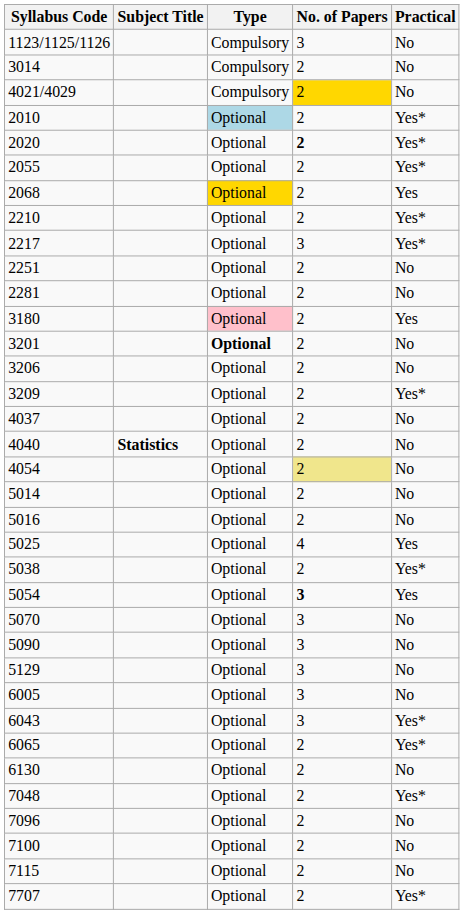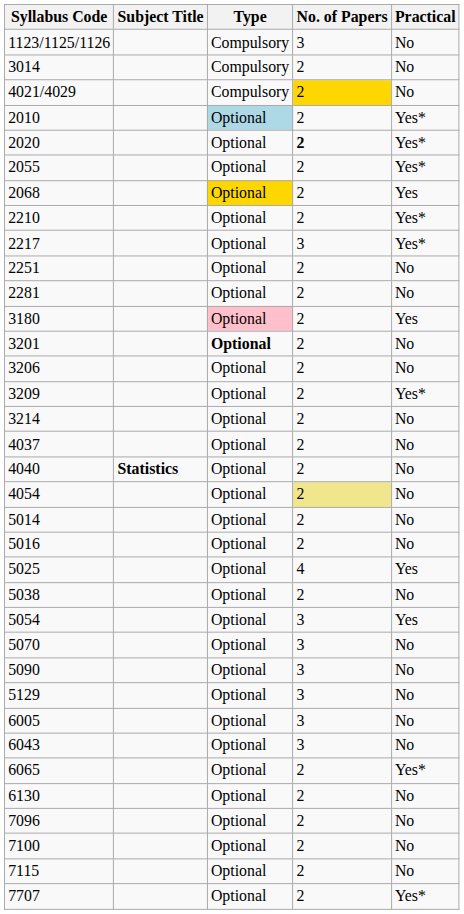+ row: (24, 419)
(410, 569) Yes* -> (405, 594) No
(301, 594) bold -> (301, 619) normal
(410, 720) Yes* -> (405, 745) No
- row: (24, 795)
